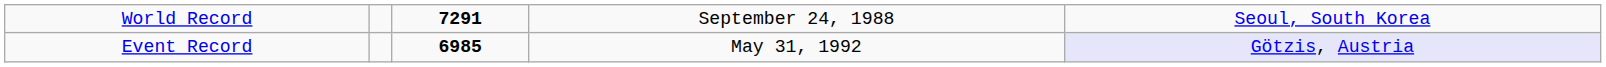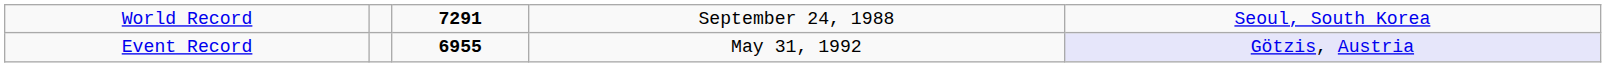(460, 47) 6985 -> (460, 47) 6955
